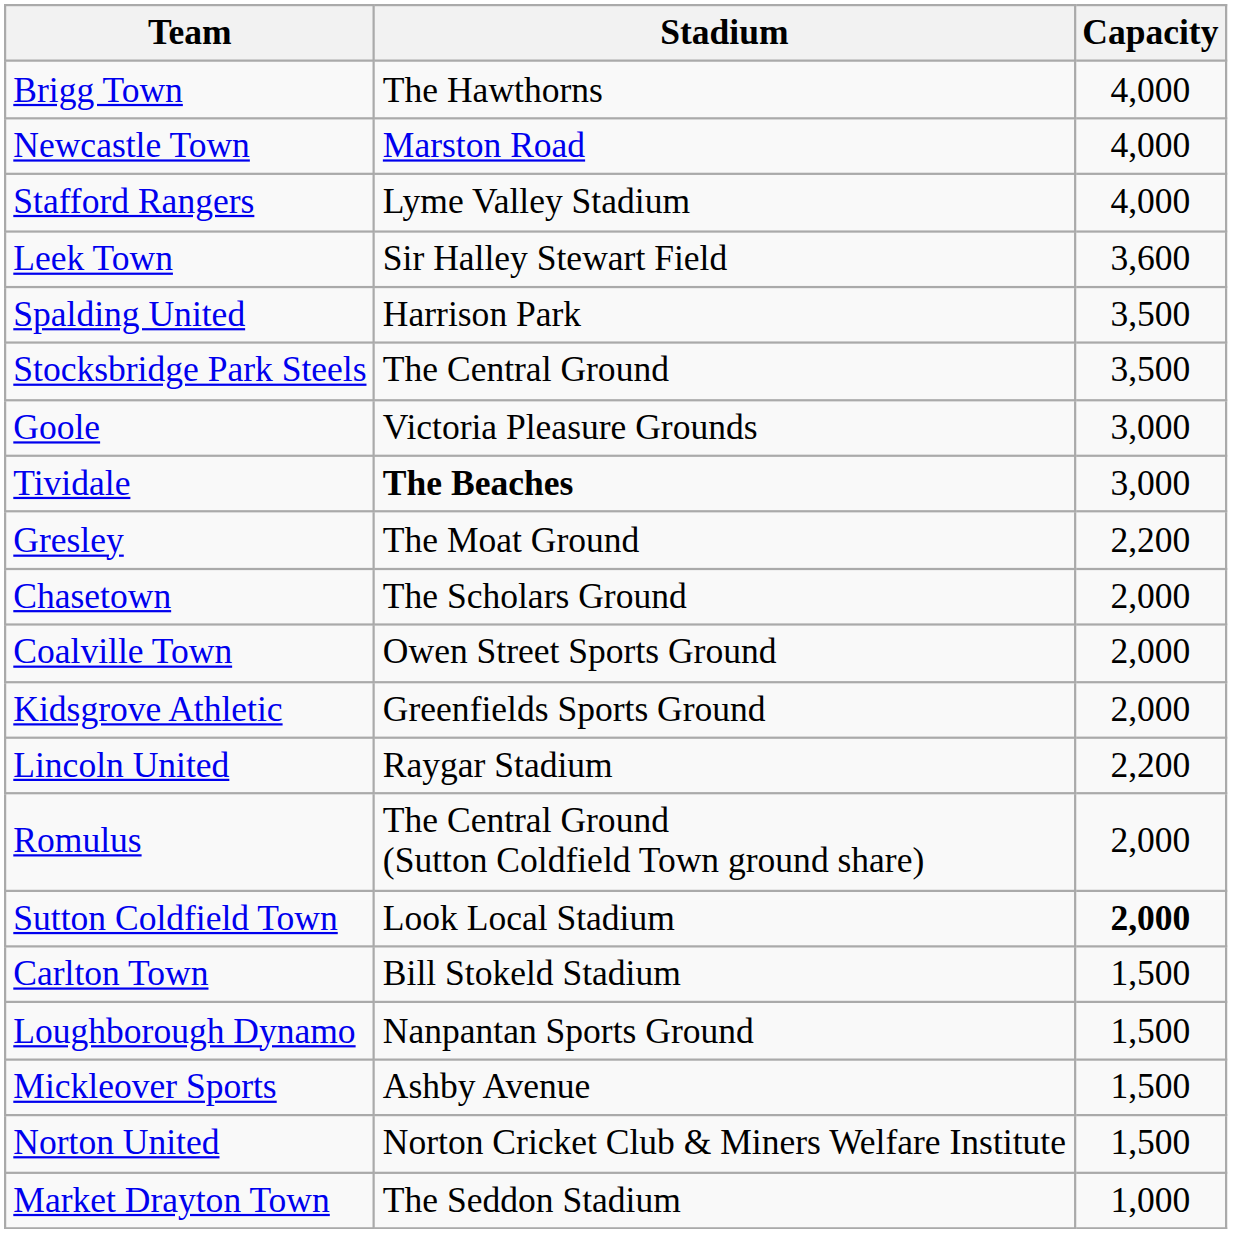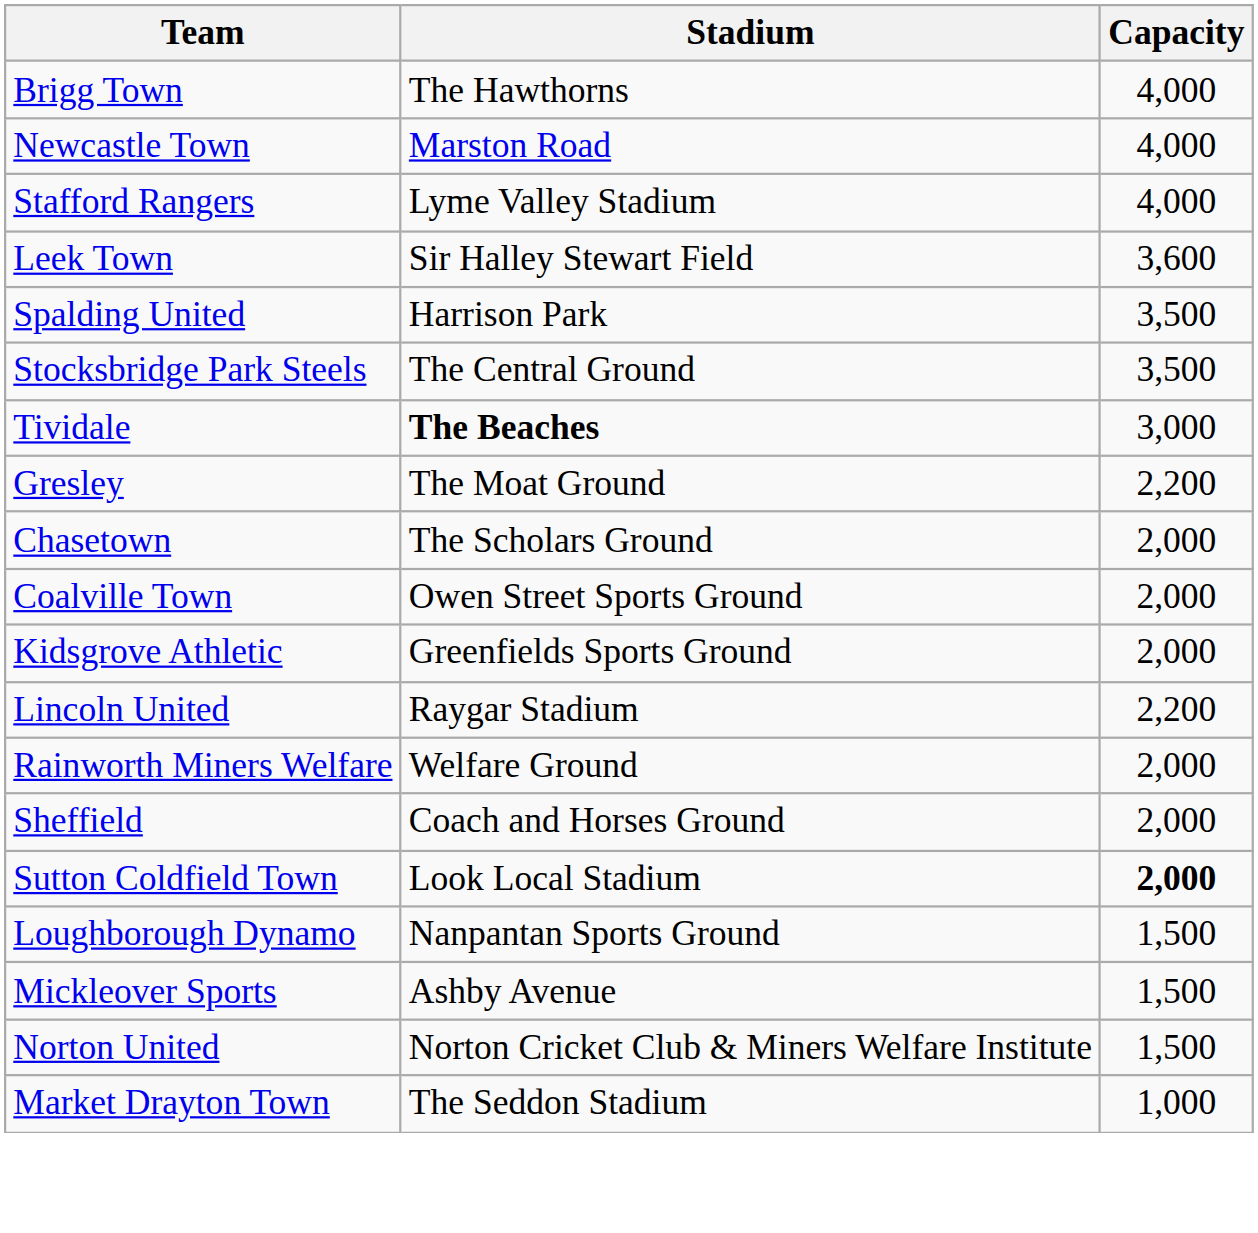- row: (57, 426)
+ row: (203, 764)
- row: (77, 841)
+ row: (78, 821)
- row: (111, 973)
